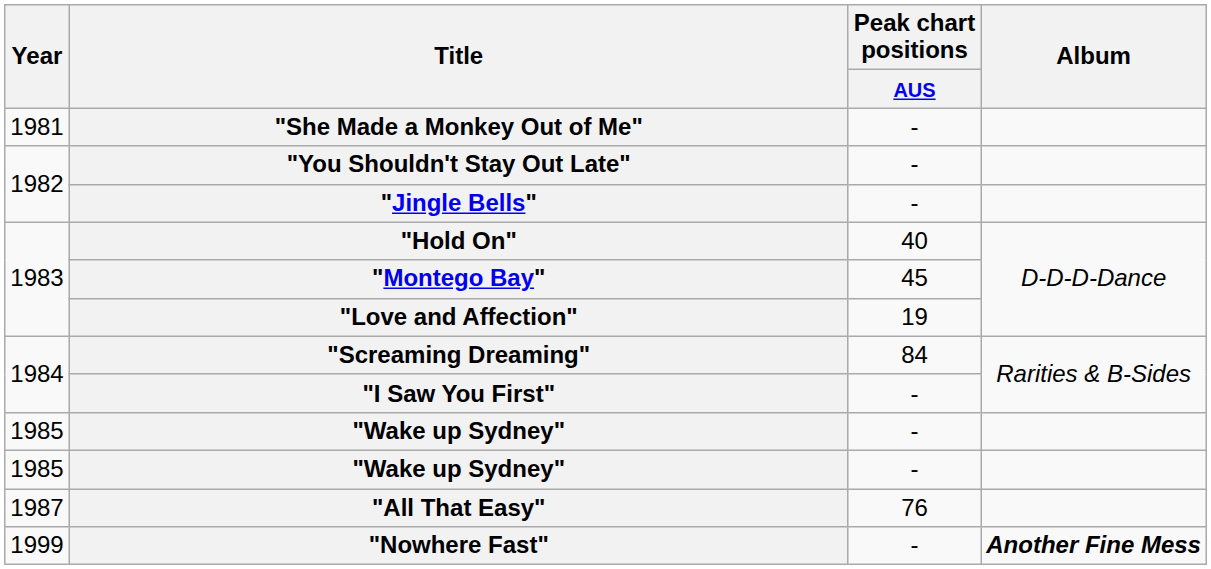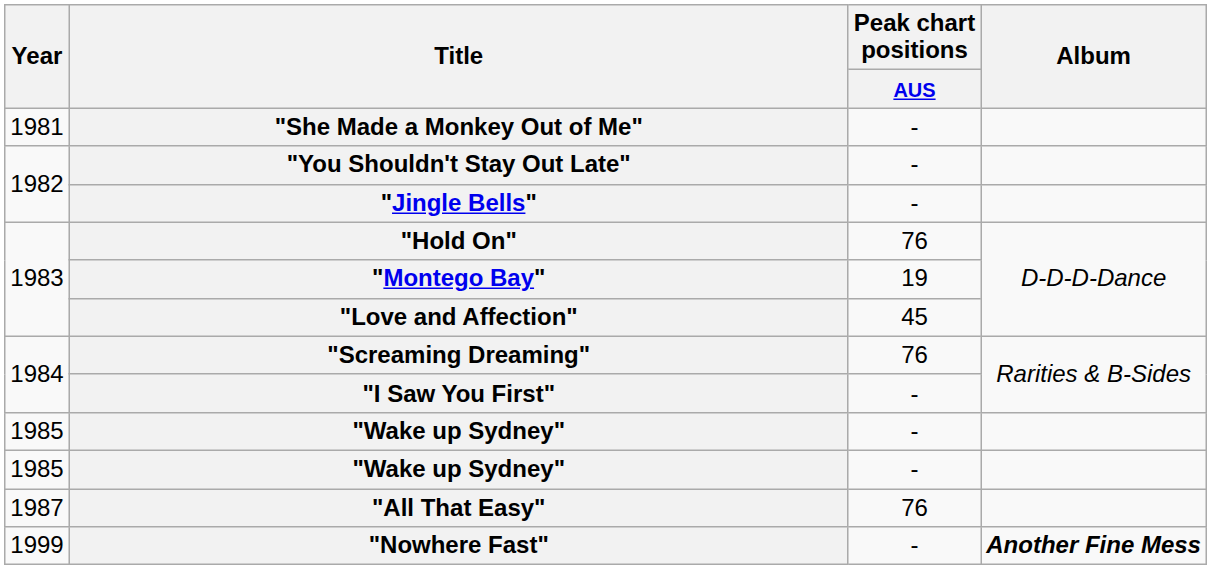(914, 240) 40 -> (914, 240) 76
(914, 278) 45 -> (914, 278) 19
(914, 316) 19 -> (914, 316) 45
(914, 355) 84 -> (914, 355) 76
